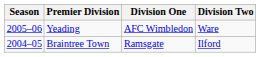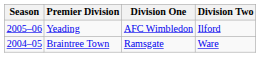(208, 28) Ware -> (209, 28) Ilford
(209, 44) Ilford -> (208, 44) Ware
